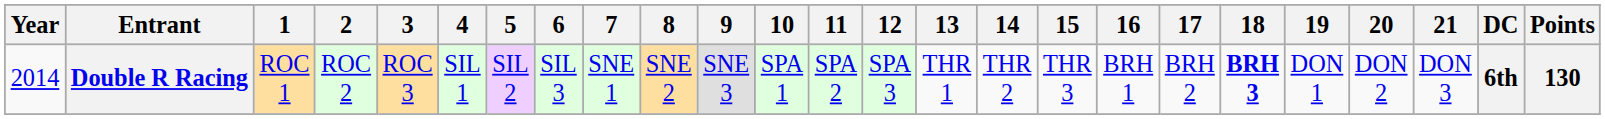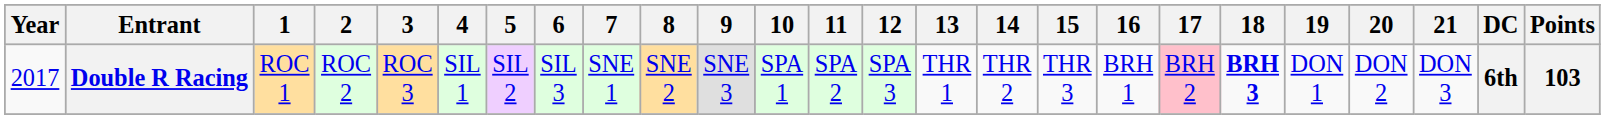(35, 78) 2014 -> (35, 78) 2017
(1190, 78) no background -> (1190, 78) pink background
(1562, 78) 130 -> (1562, 78) 103
